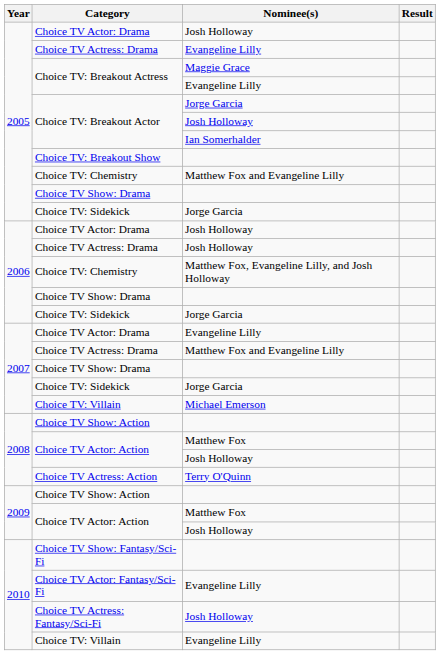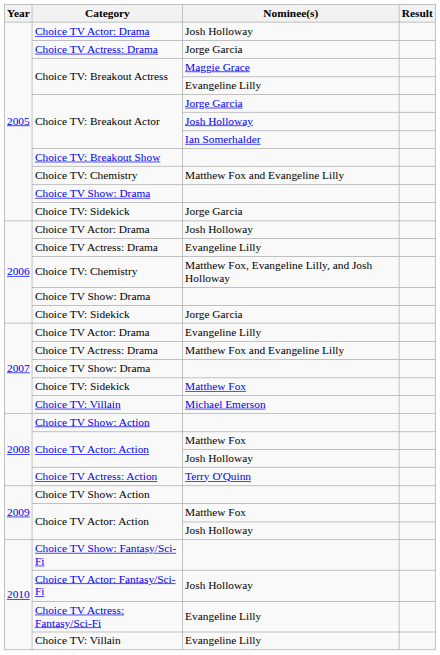(223, 49) Evangeline Lilly -> (214, 49) Jorge Garcia
(219, 247) Josh Holloway -> (223, 247) Evangeline Lilly
(214, 386) Jorge Garcia -> (216, 386) Matthew Fox
(223, 585) Evangeline Lilly -> (219, 585) Josh Holloway
(219, 616) Josh Holloway -> (223, 616) Evangeline Lilly
